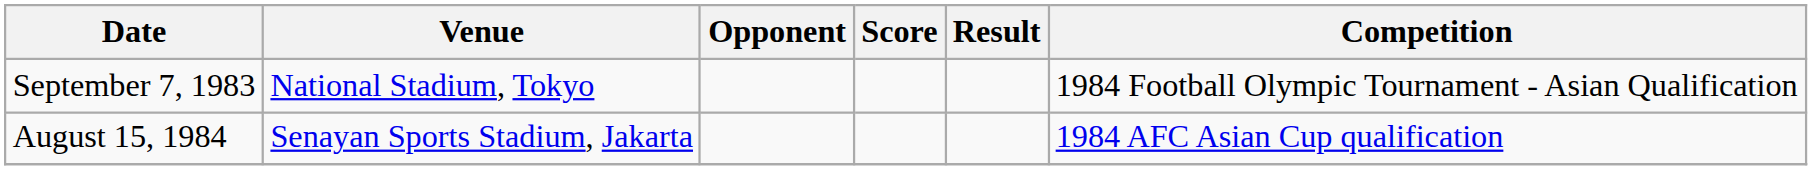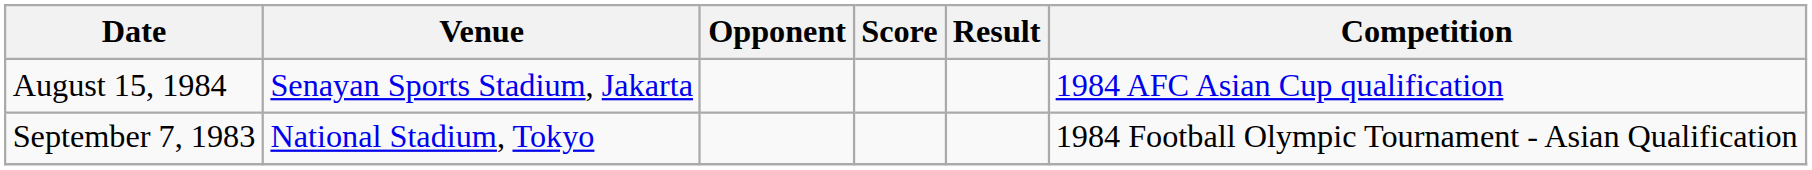rows swapped: (134, 84) <-> (120, 137)
